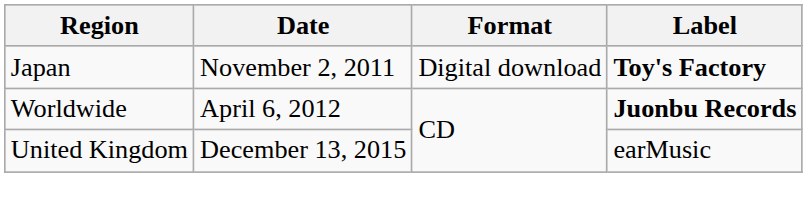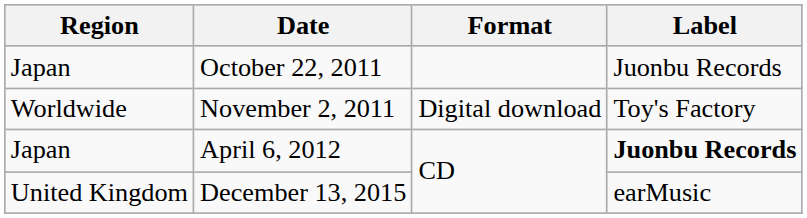+ row: (291, 66)
(41, 66) Japan -> (69, 108) Worldwide
(690, 66) bold -> (684, 108) normal
(69, 108) Worldwide -> (41, 150) Japan
